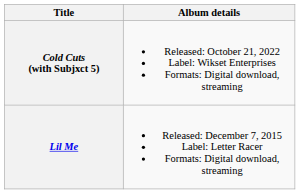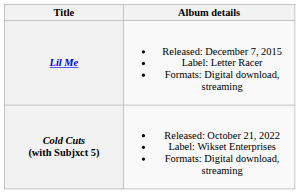rows swapped: (64, 147) <-> (64, 63)
